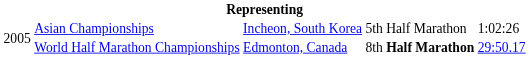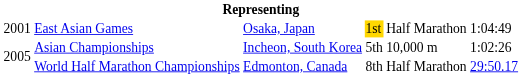+ row: (84, 28)
(426, 28) Half Marathon -> (412, 47) 10,000 m
(430, 47) bold -> (426, 66) normal
